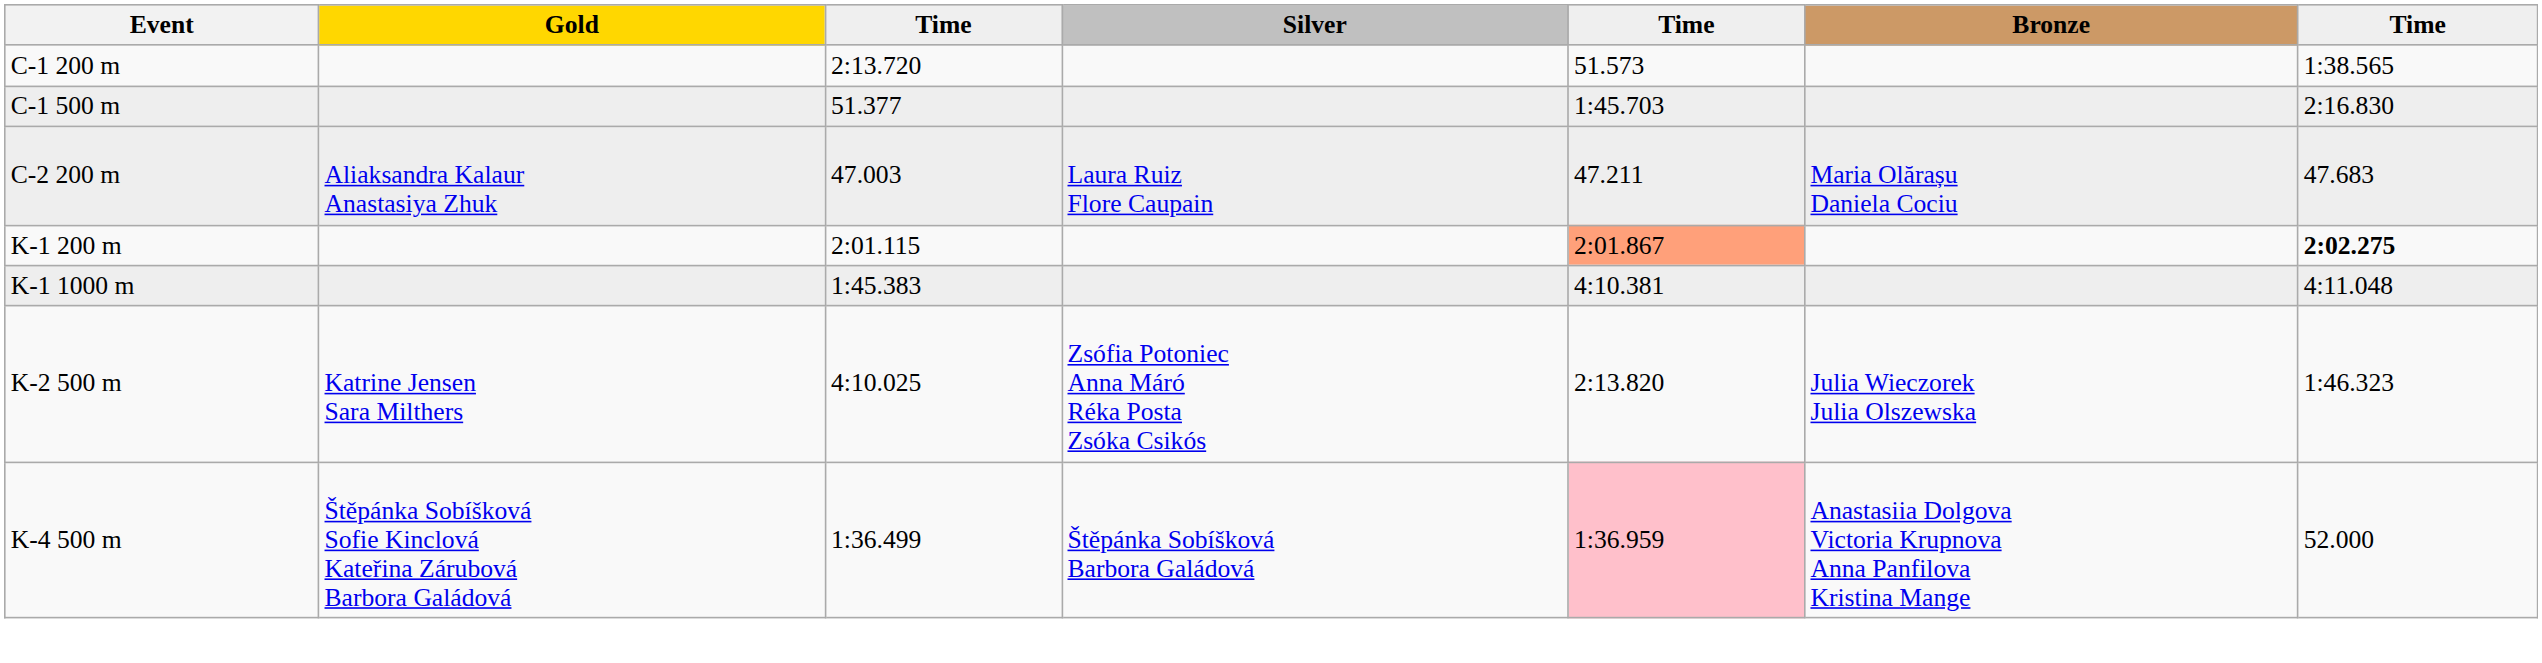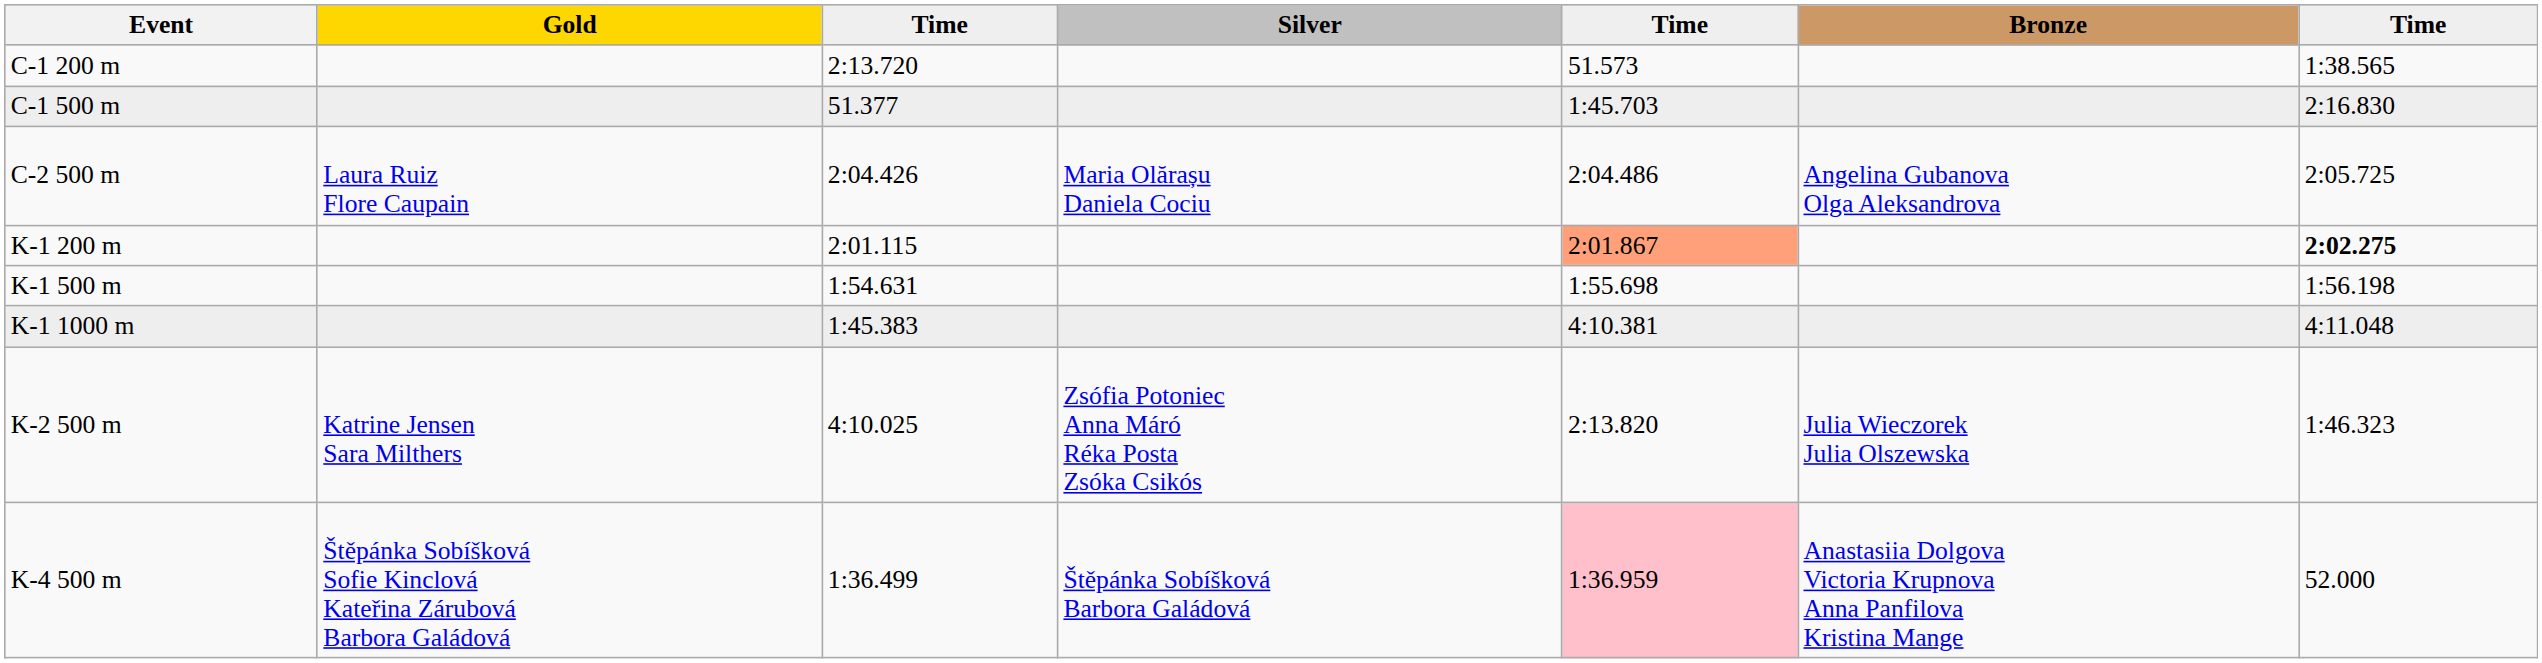- row: (65, 175)
+ row: (65, 175)
+ row: (66, 285)
